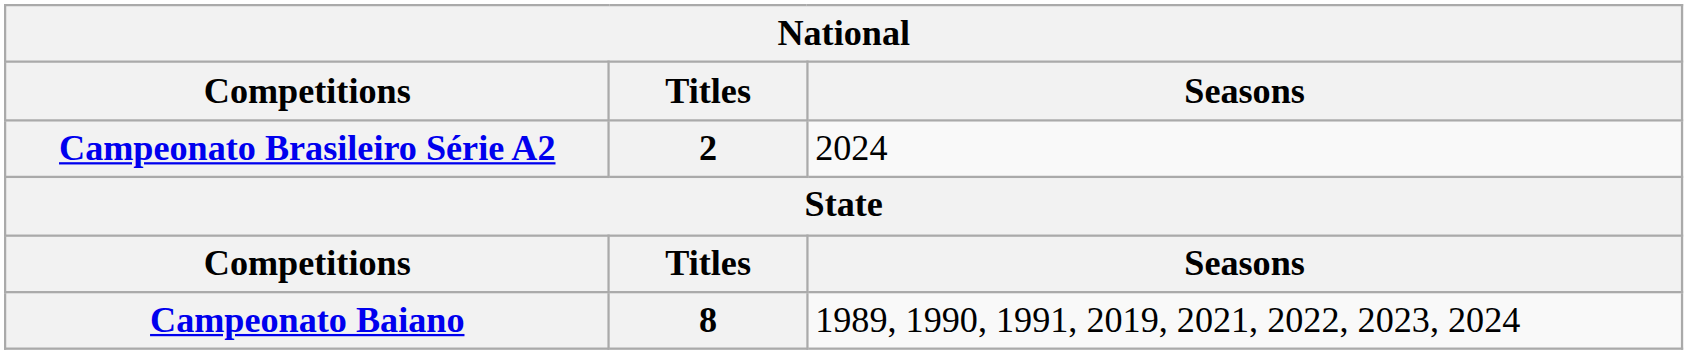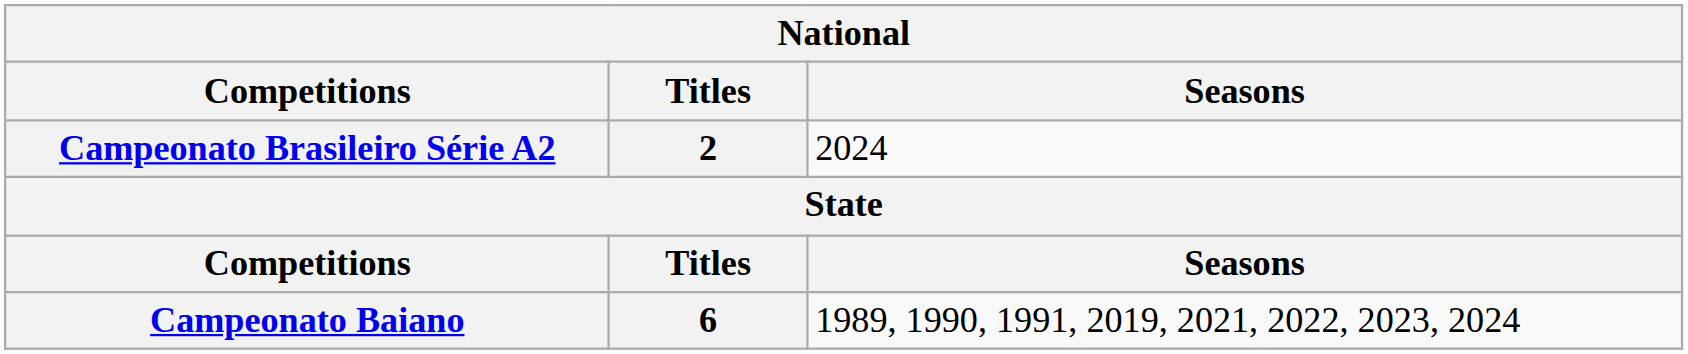(708, 319) 8 -> (708, 319) 6
